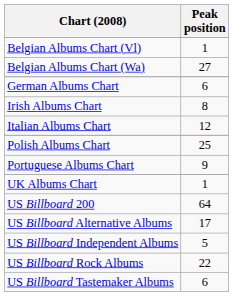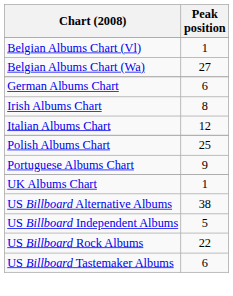- row: (51, 203)
(205, 223) 17 -> (205, 203) 38
